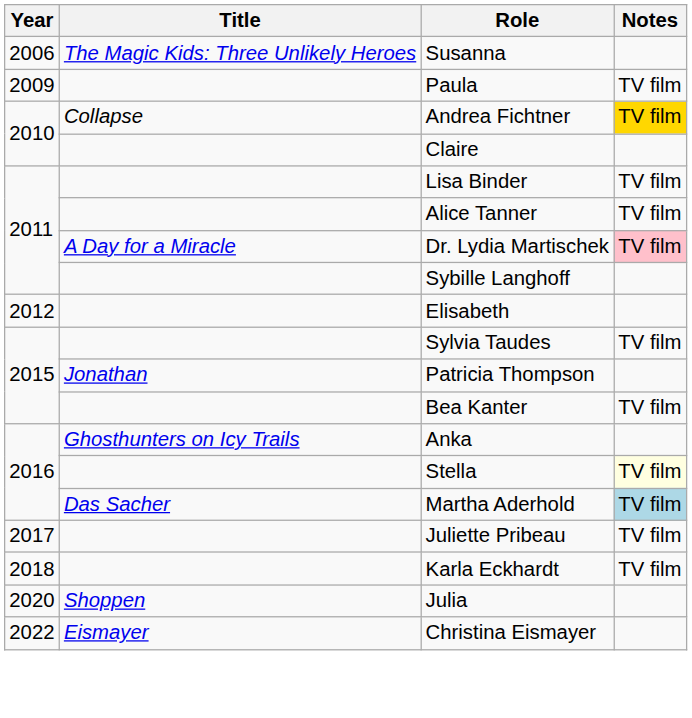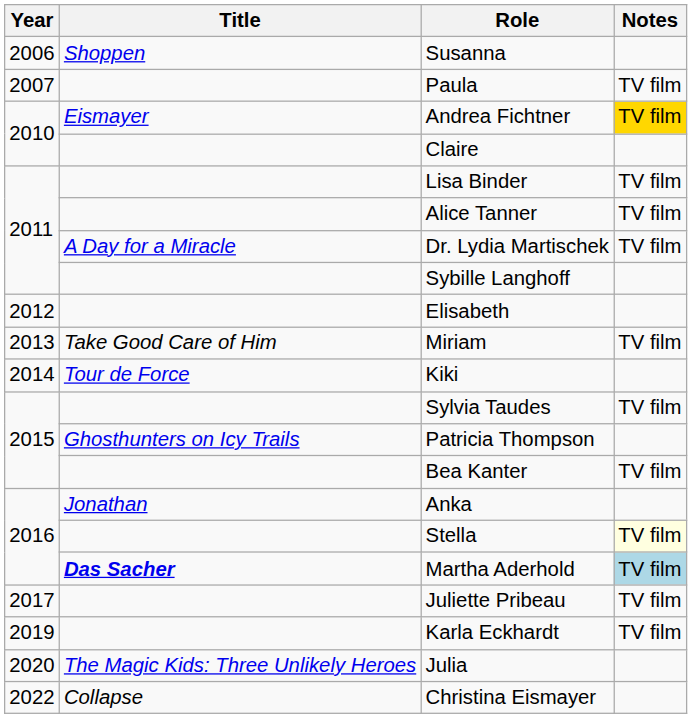(240, 52) The Magic Kids: Three Unlikely Heroes -> (105, 52) Shoppen
(32, 85) 2009 -> (32, 85) 2007
(103, 117) Collapse -> (106, 117) Eismayer
(650, 246) pink background -> (650, 246) no background
+ row: (456, 342)
+ row: (442, 375)
(106, 375) Jonathan -> (182, 439) Ghosthunters on Icy Trails
(182, 439) Ghosthunters on Icy Trails -> (106, 504) Jonathan
(117, 504) normal -> (119, 568) bold
(32, 568) 2018 -> (32, 632) 2019
(105, 600) Shoppen -> (240, 665) The Magic Kids: Three Unlikely Heroes
(106, 632) Eismayer -> (103, 697) Collapse
